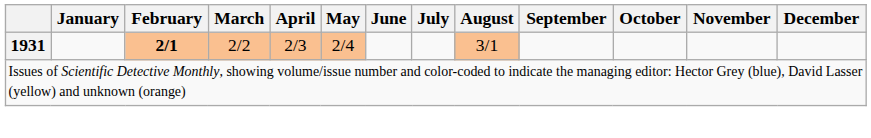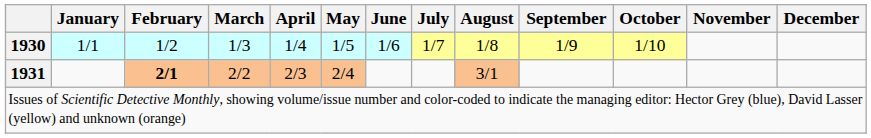+ row: (28, 45)
